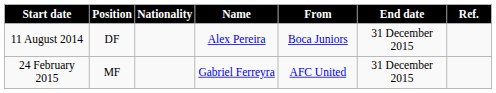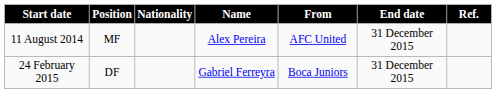(112, 40) DF -> (112, 40) MF
(318, 40) Boca Juniors -> (318, 40) AFC United
(112, 72) MF -> (112, 72) DF
(318, 72) AFC United -> (318, 72) Boca Juniors
